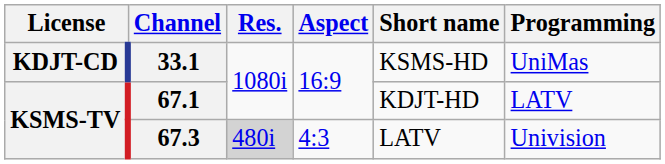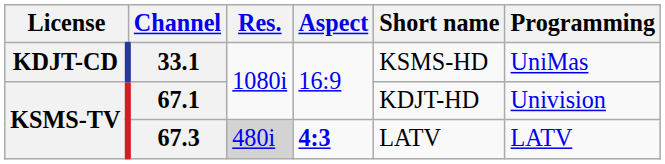(541, 100) LATV -> (558, 100) Univision
(314, 138) normal -> (315, 138) bold
(558, 138) Univision -> (541, 138) LATV
